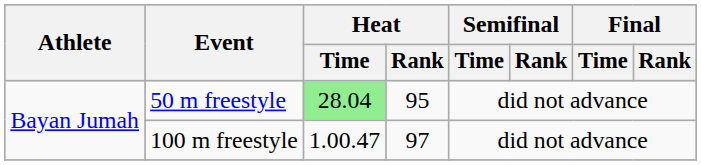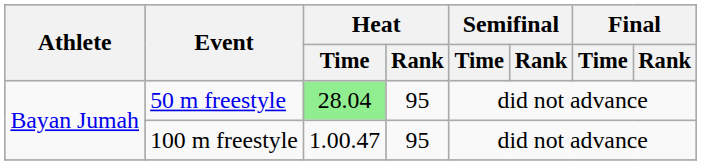(417, 139) 97 -> (417, 139) 95
